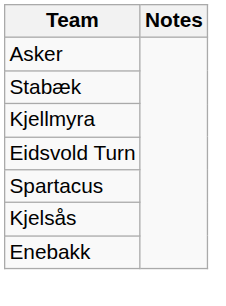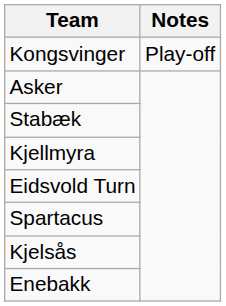+ row: (67, 53)
